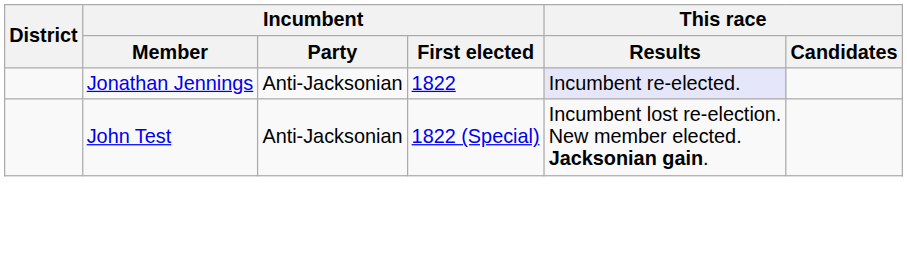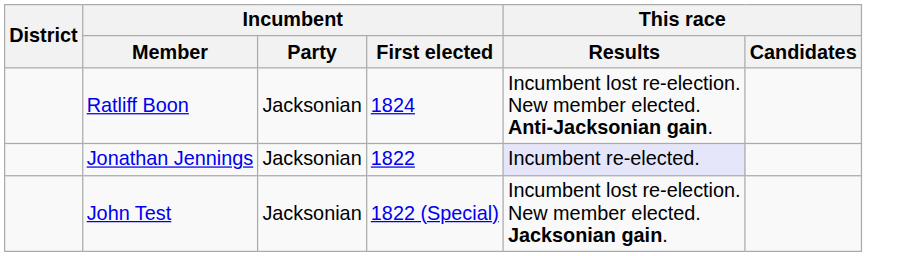+ row: (138, 105)
(332, 83) Anti-Jacksonian -> (312, 159) Jacksonian
(332, 136) Anti-Jacksonian -> (312, 213) Jacksonian
